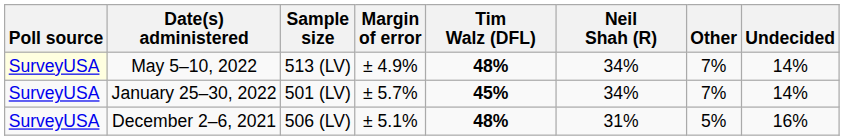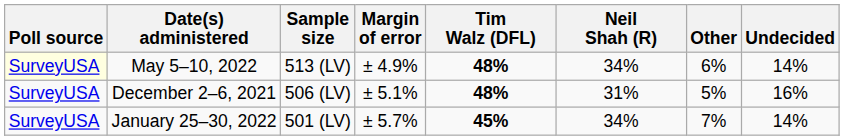(714, 66) 7% -> (714, 66) 6%
rows swapped: (194, 94) <-> (194, 122)
